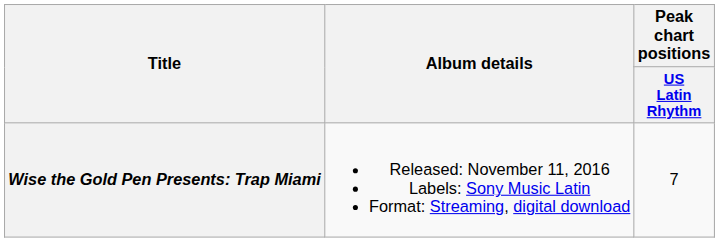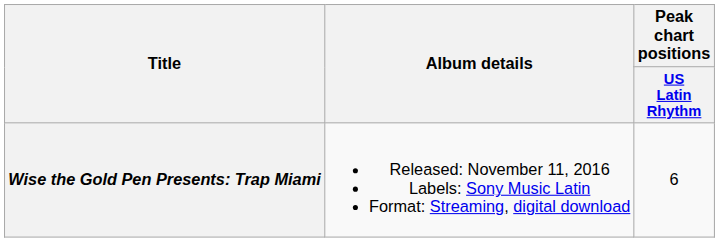(674, 179) 7 -> (674, 179) 6
